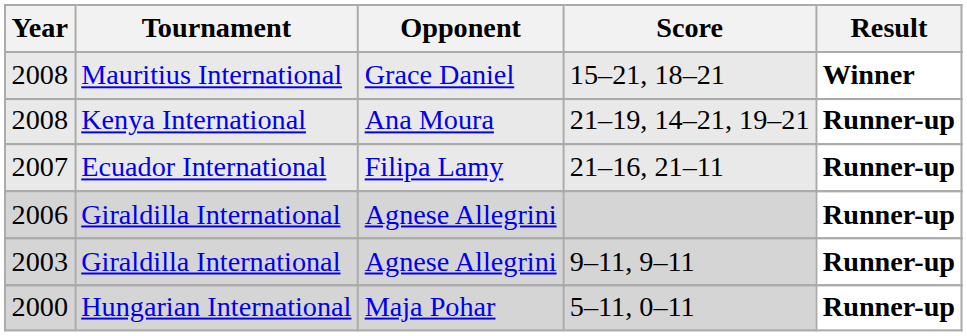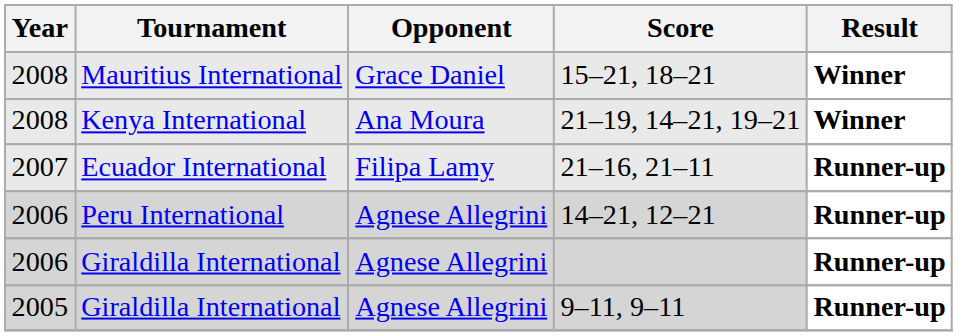(889, 121) Runner-up -> (859, 121) Winner
+ row: (183, 214)
(40, 260) 2003 -> (40, 307) 2005
- row: (216, 307)
